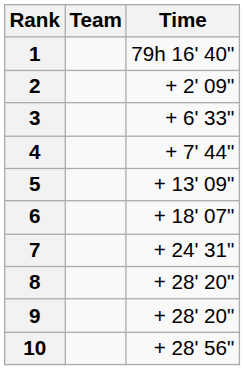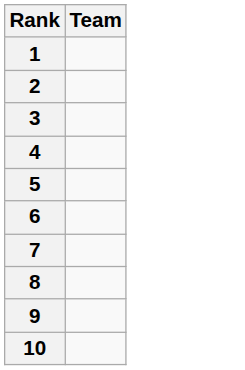- column: (183, 20)
